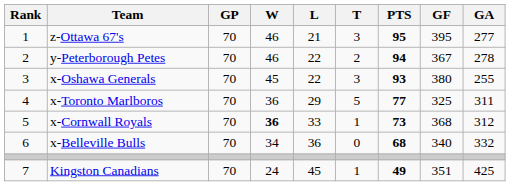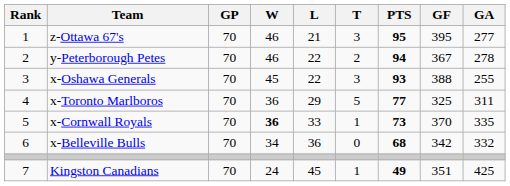(442, 79) 380 -> (442, 79) 388
(442, 121) 368 -> (442, 121) 370
(484, 121) 312 -> (484, 121) 335
(442, 143) 340 -> (442, 143) 342
